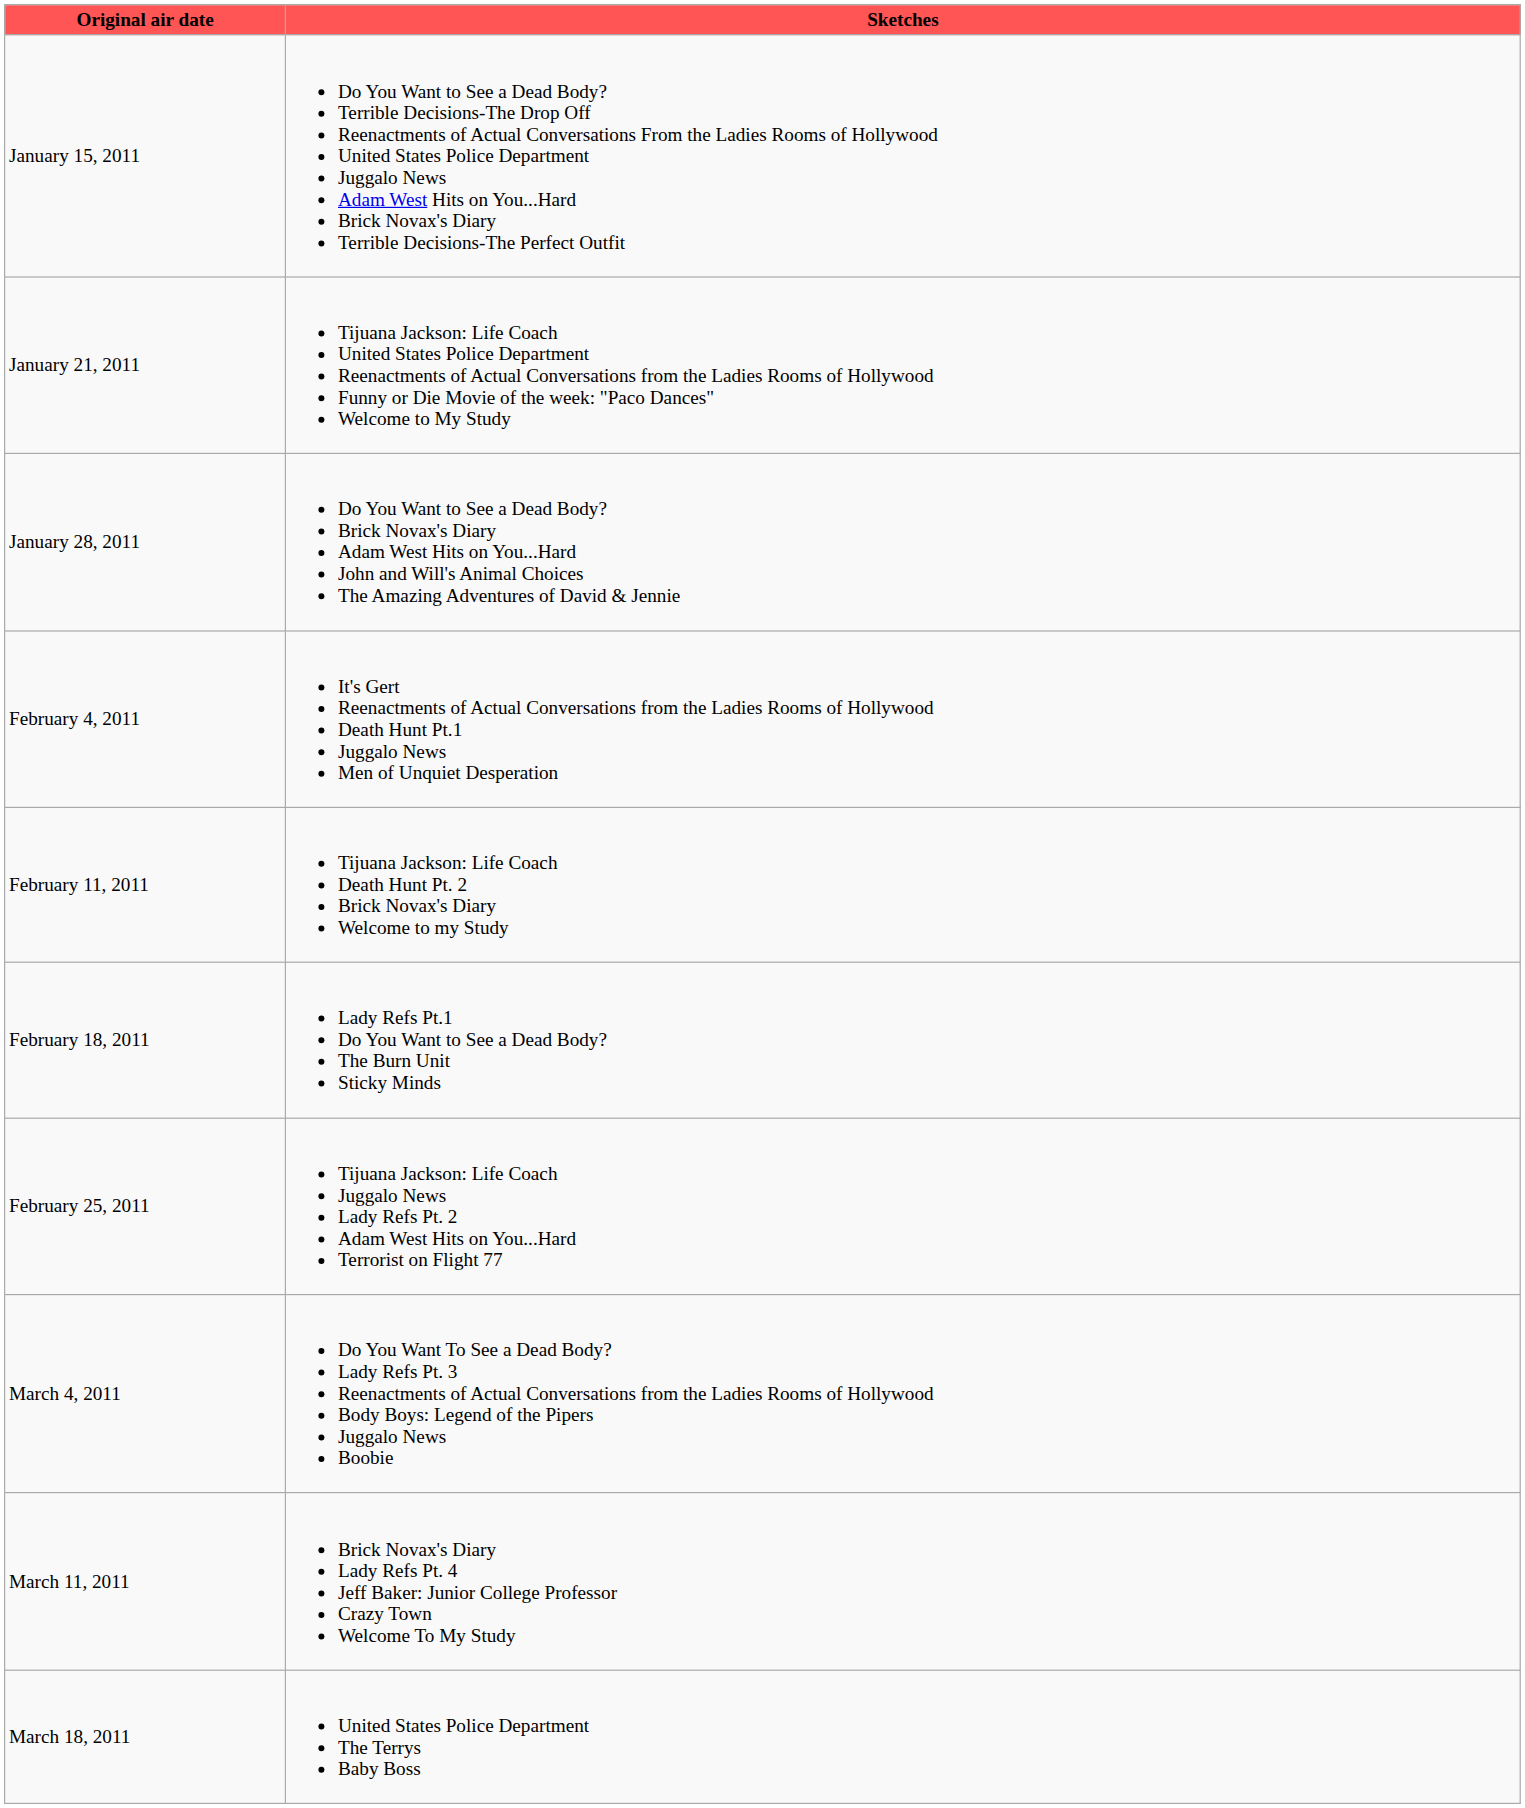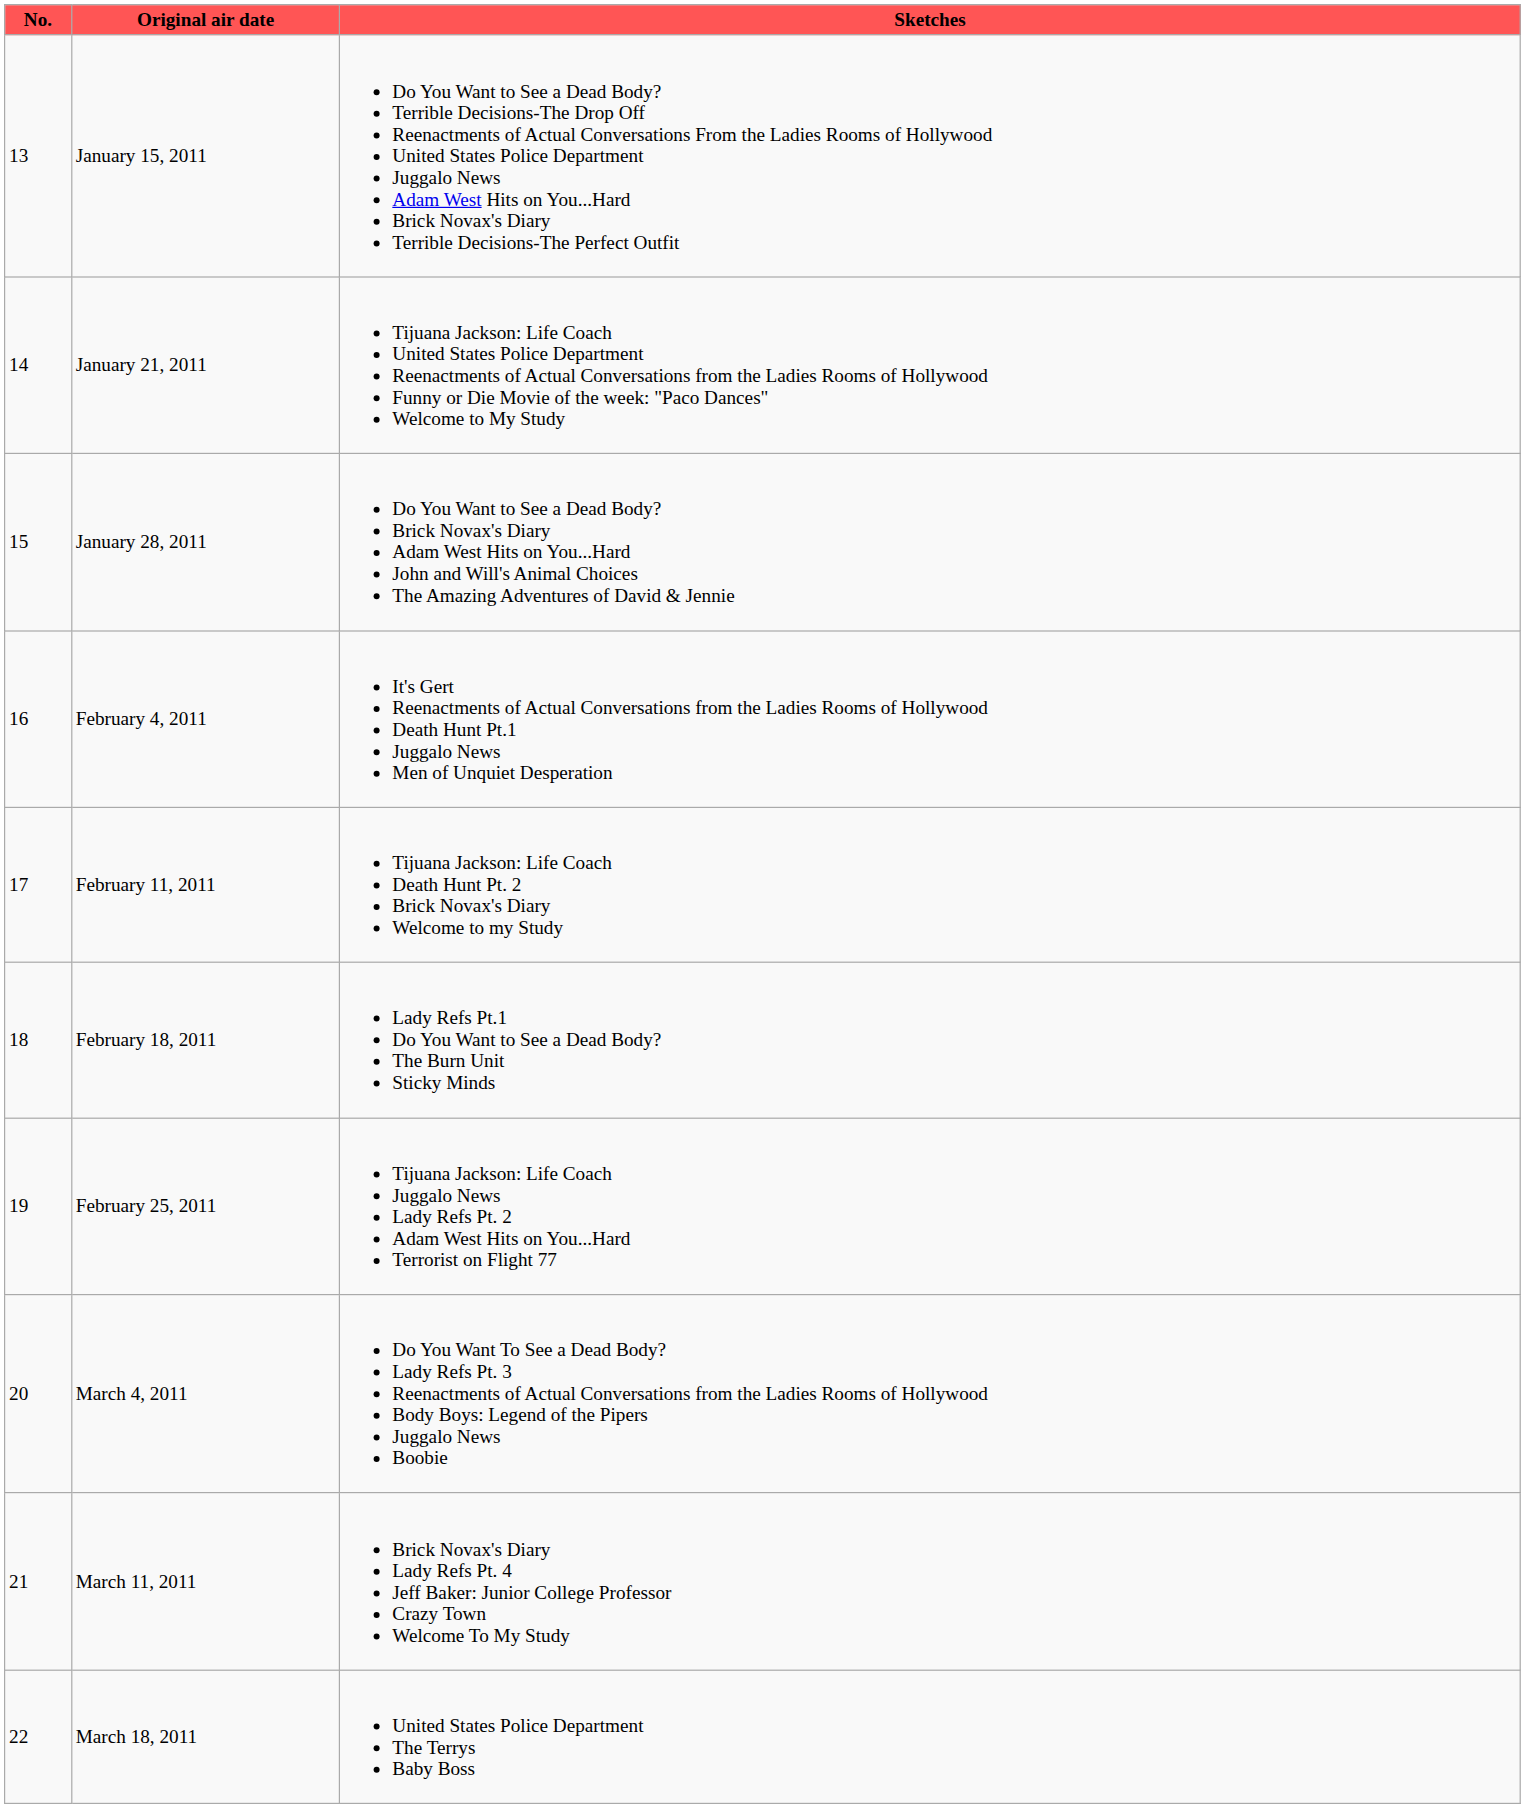+ column: (38, 19)
